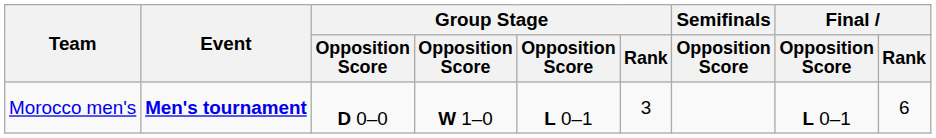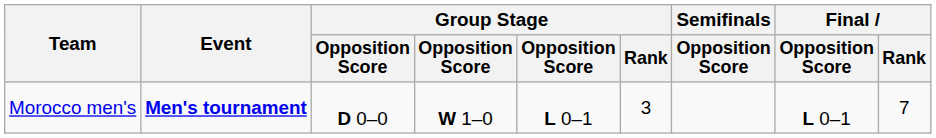(904, 108) 6 -> (904, 108) 7
